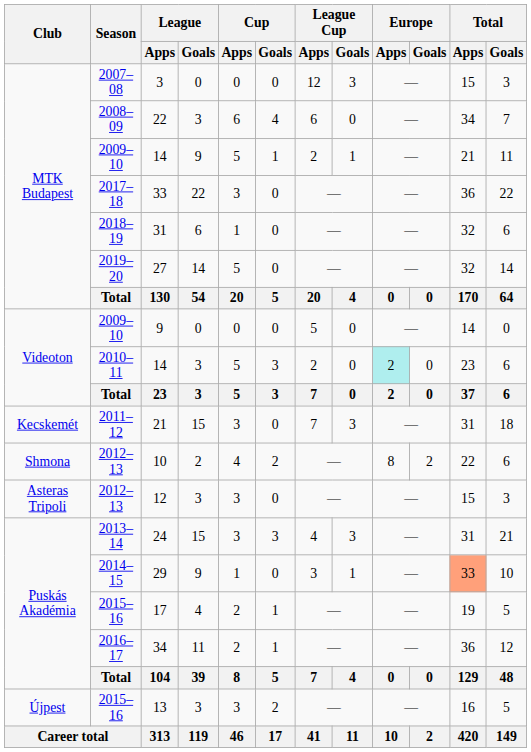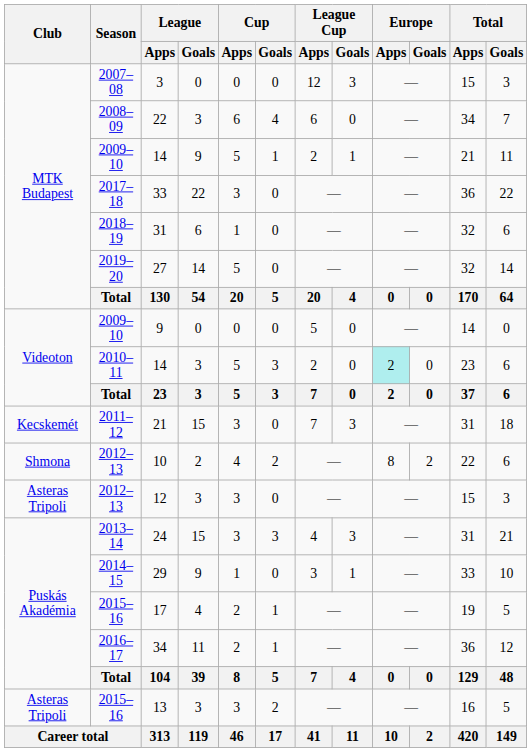(468, 573) lightsalmon background -> (468, 573) no background
(47, 707) Újpest -> (47, 707) Asteras Tripoli
